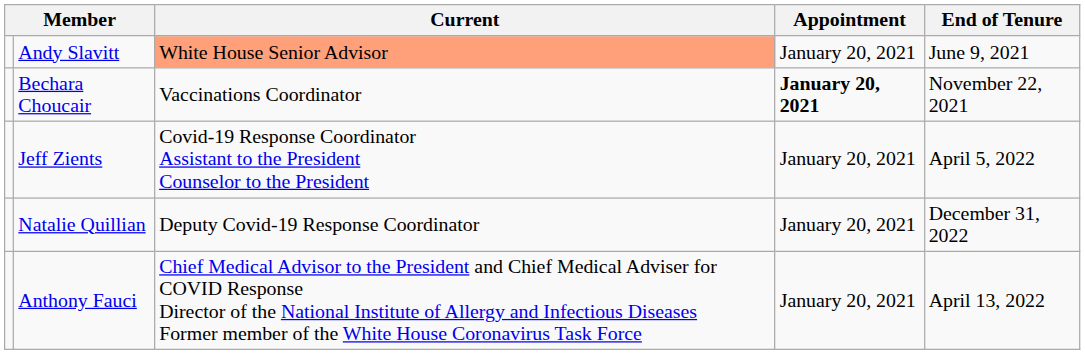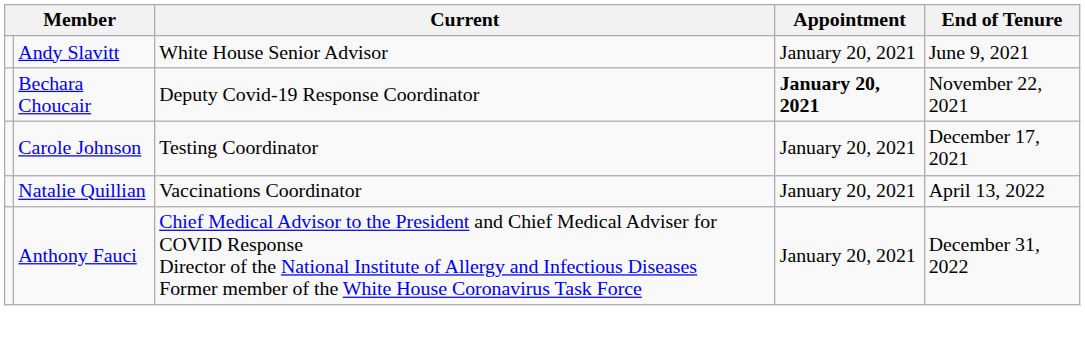(273, 51) lightsalmon background -> (273, 51) no background
(260, 94) Vaccinations Coordinator -> (319, 94) Deputy Covid-19 Response Coordinator
+ row: (80, 148)
- row: (60, 159)
(319, 224) Deputy Covid-19 Response Coordinator -> (260, 190) Vaccinations Coordinator
(984, 224) December 31, 2022 -> (987, 190) April 13, 2022
(987, 300) April 13, 2022 -> (984, 255) December 31, 2022
